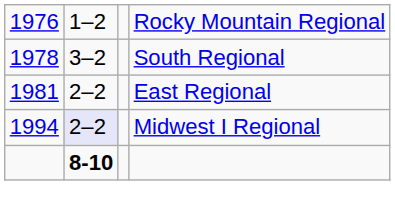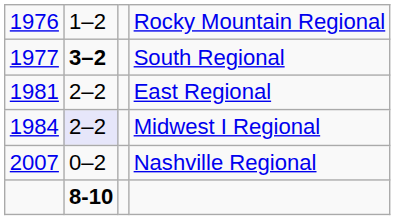(34, 57) 1978 -> (34, 57) 1977
(88, 57) normal -> (88, 57) bold
(34, 127) 1994 -> (34, 127) 1984
+ row: (225, 162)
